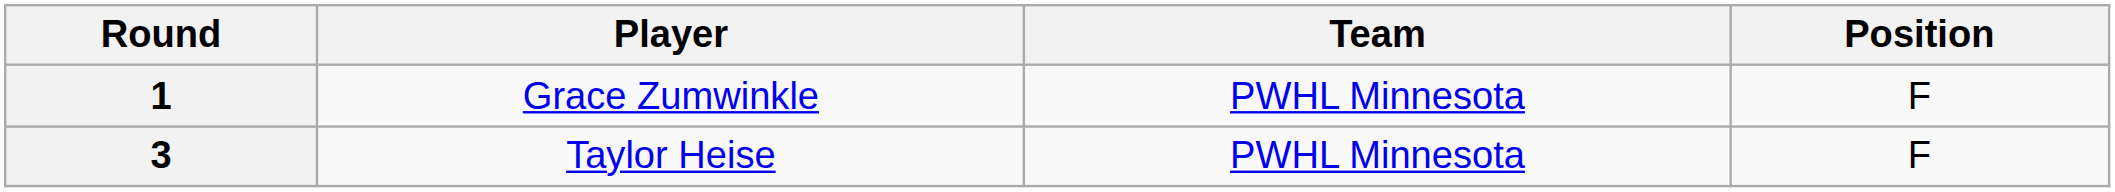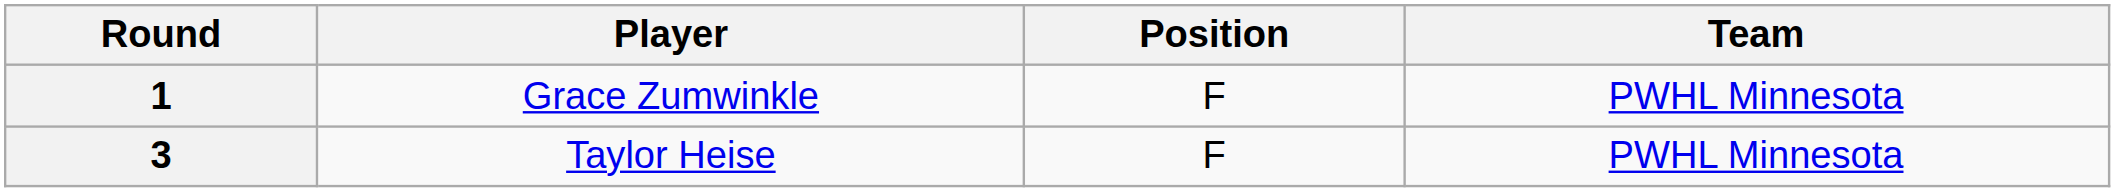columns swapped: (1919, 34) <-> (1378, 34)
